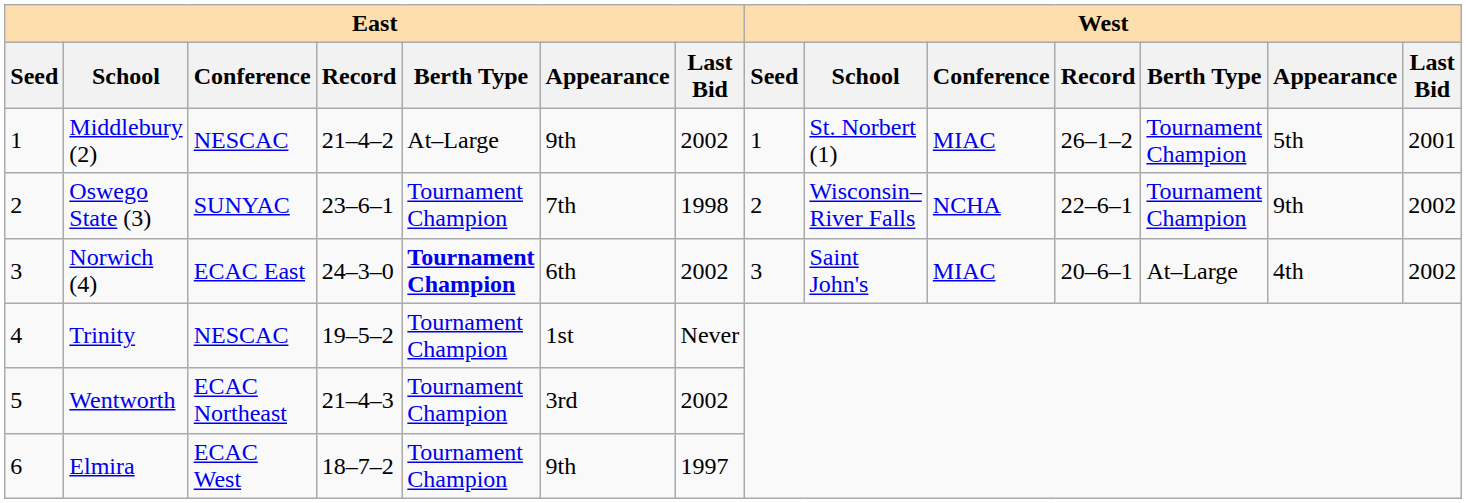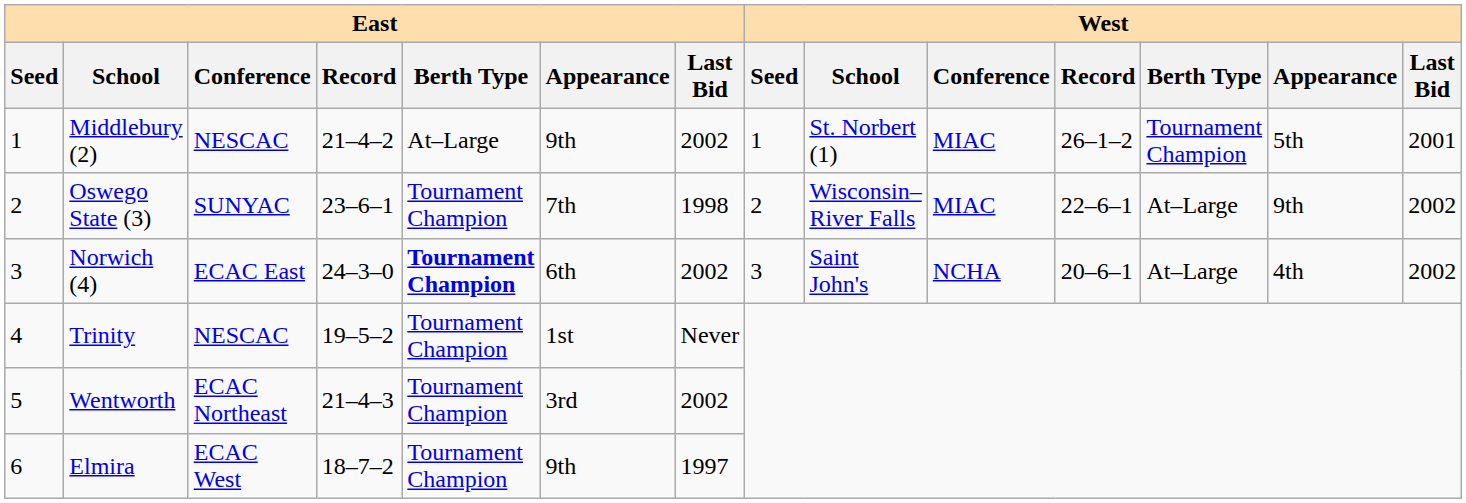(967, 205) NCHA -> (964, 205) MIAC
(1204, 205) Tournament Champion -> (1192, 205) At–Large
(964, 270) MIAC -> (967, 270) NCHA
